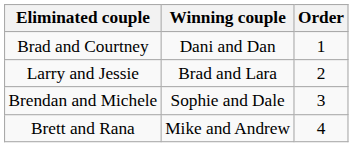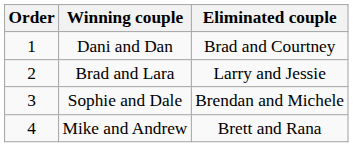columns swapped: (321, 18) <-> (83, 18)
